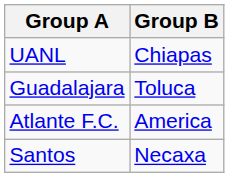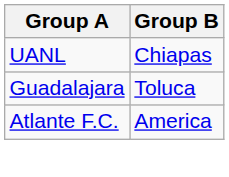- row: (42, 155)
